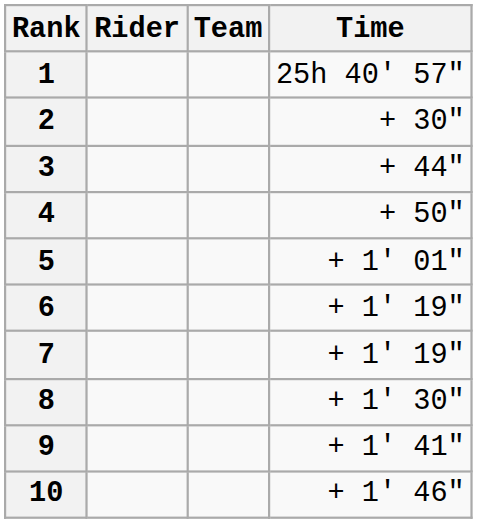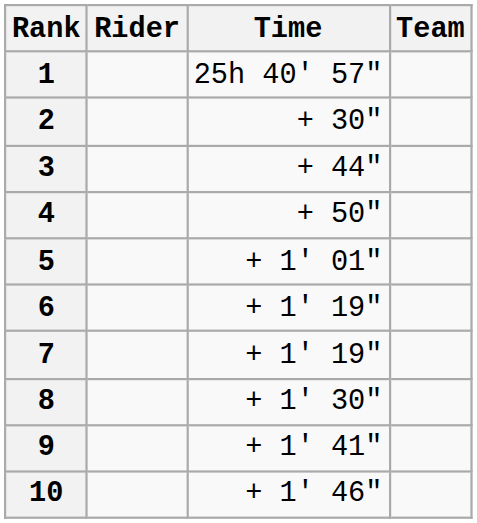columns swapped: (228, 28) <-> (370, 28)
